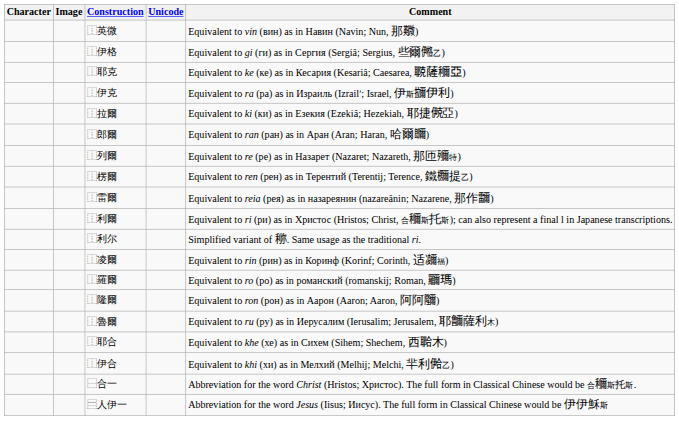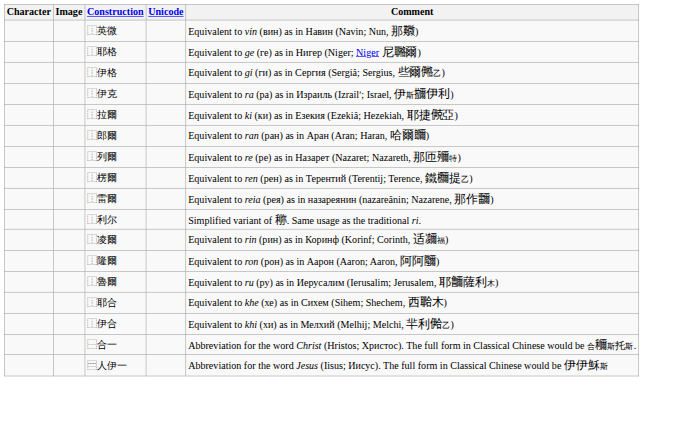+ row: (102, 52)
- row: (102, 72)
- row: (102, 218)
- row: (102, 280)
